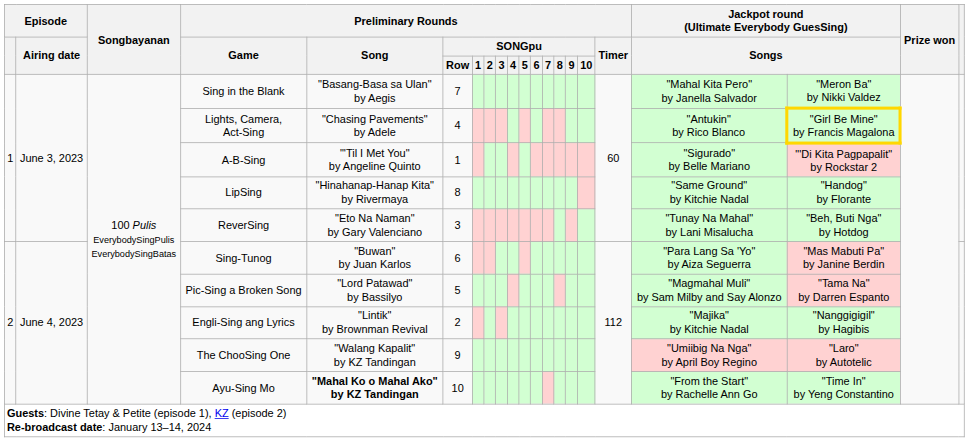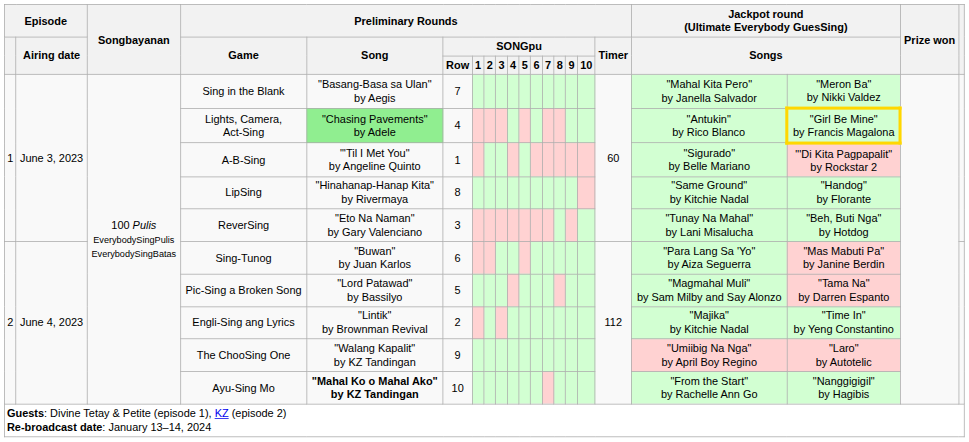(375, 126) no background -> (375, 126) lightgreen background
(844, 323) "Nanggigigil" by Hagibis -> (844, 323) "Time In" by Yeng Constantino
(844, 388) "Time In" by Yeng Constantino -> (844, 388) "Nanggigigil" by Hagibis
